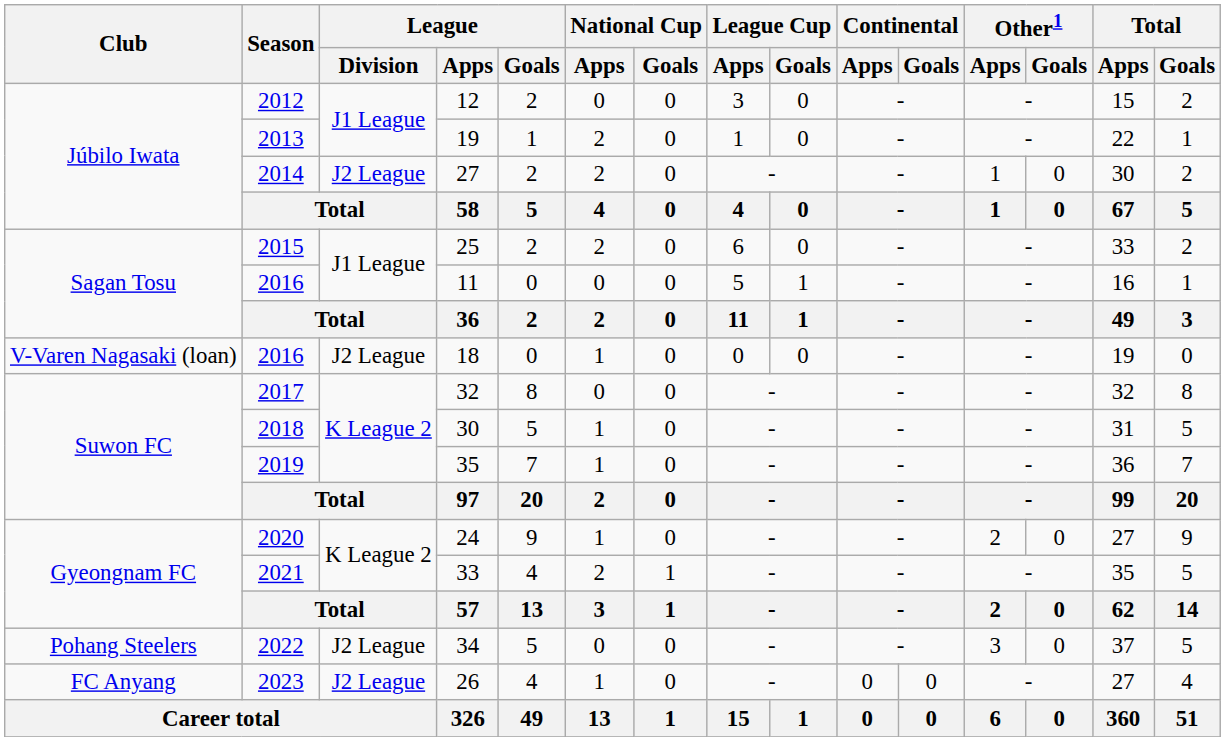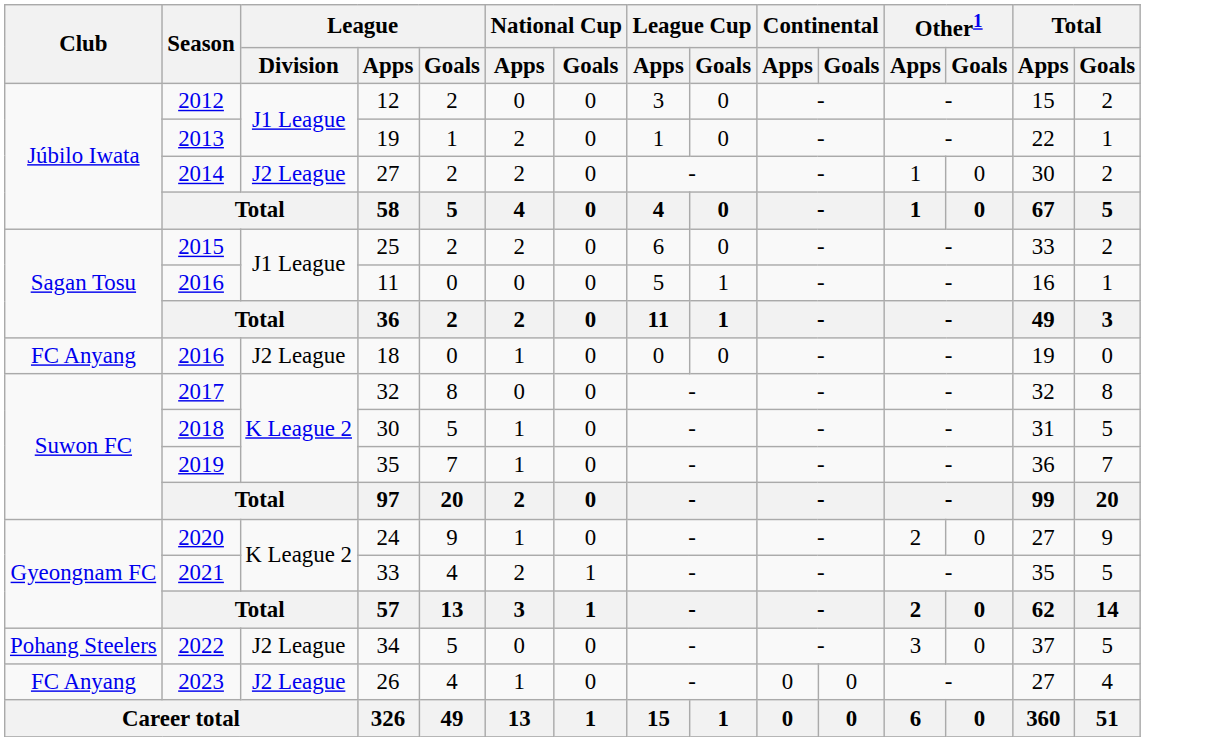(123, 355) V-Varen Nagasaki (loan) -> (83, 355) FC Anyang
